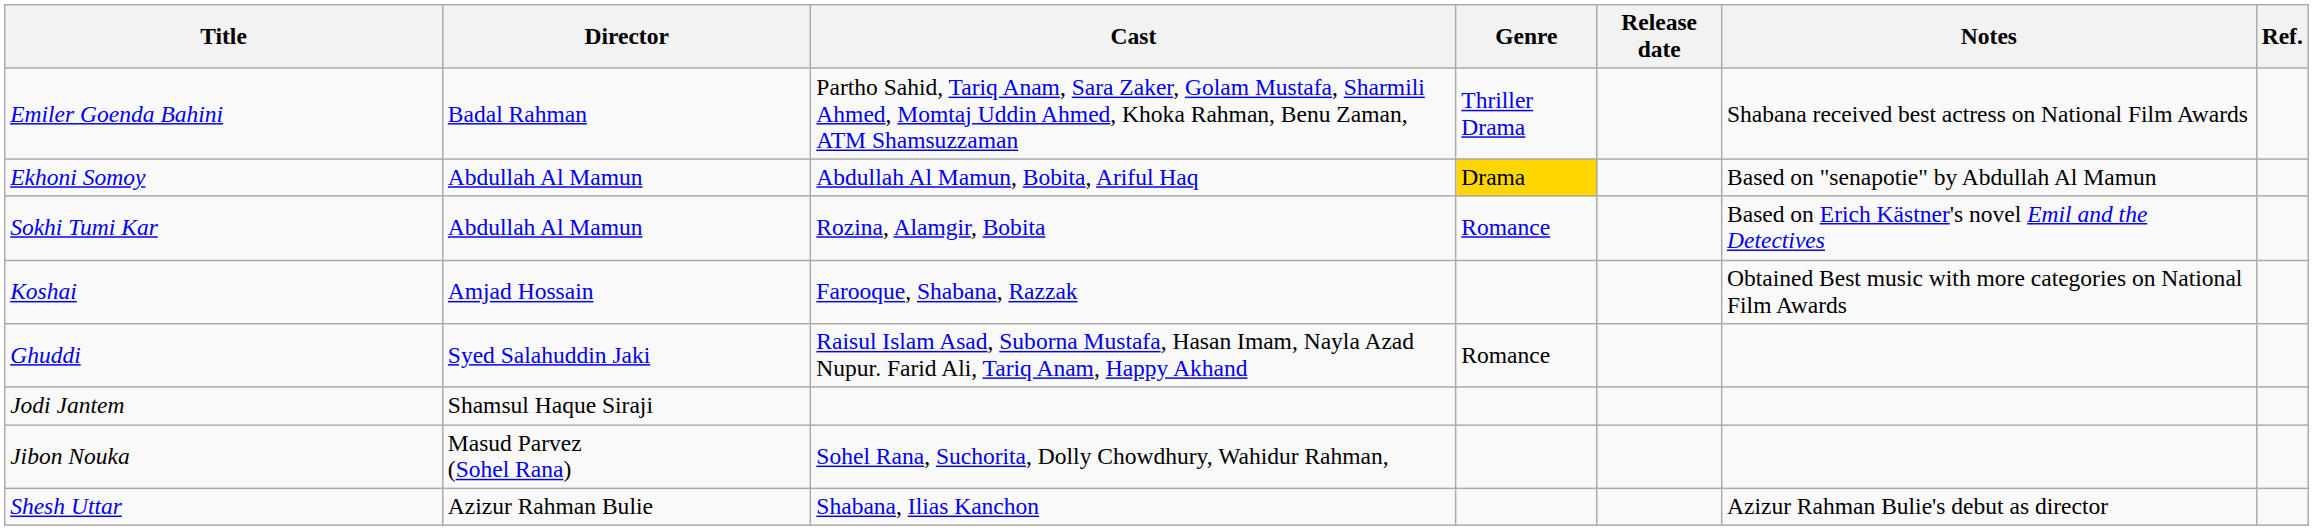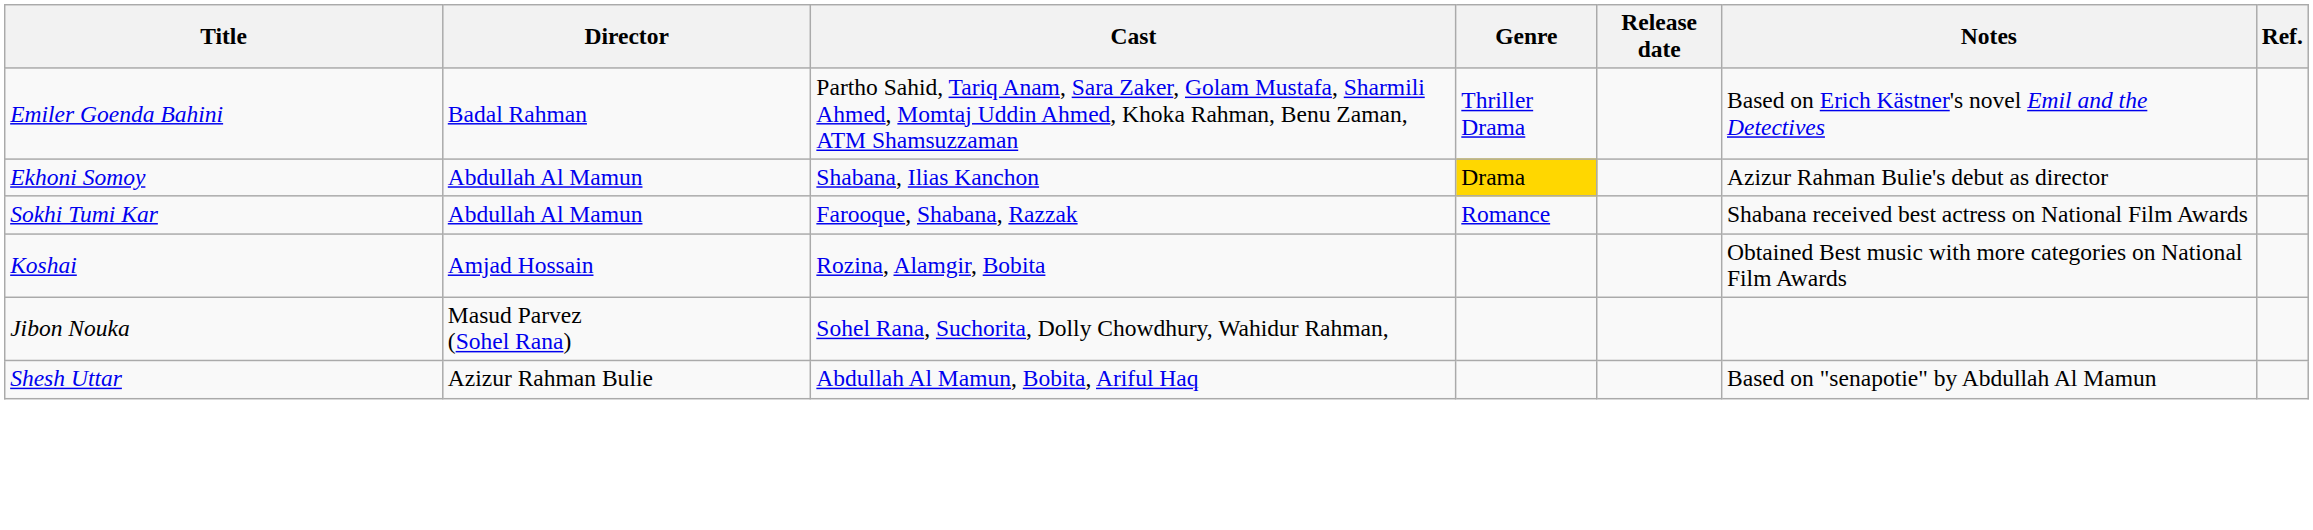(1988, 113) Shabana received best actress on National Film Awards -> (1937, 113) Based on Erich Kästner's novel Emil and the Detectives
(1007, 177) Abdullah Al Mamun, Bobita, Ariful Haq -> (928, 177) Shabana, Ilias Kanchon
(1942, 177) Based on "senapotie" by Abdullah Al Mamun -> (1918, 177) Azizur Rahman Bulie's debut as director
(931, 227) Rozina, Alamgir, Bobita -> (947, 214) Farooque, Shabana, Razzak
(1937, 227) Based on Erich Kästner's novel Emil and the Detectives -> (1988, 214) Shabana received best actress on National Film Awards
(947, 291) Farooque, Shabana, Razzak -> (931, 264) Rozina, Alamgir, Bobita
- row: (45, 355)
- row: (67, 405)
(928, 506) Shabana, Ilias Kanchon -> (1007, 379) Abdullah Al Mamun, Bobita, Ariful Haq
(1918, 506) Azizur Rahman Bulie's debut as director -> (1942, 379) Based on "senapotie" by Abdullah Al Mamun
